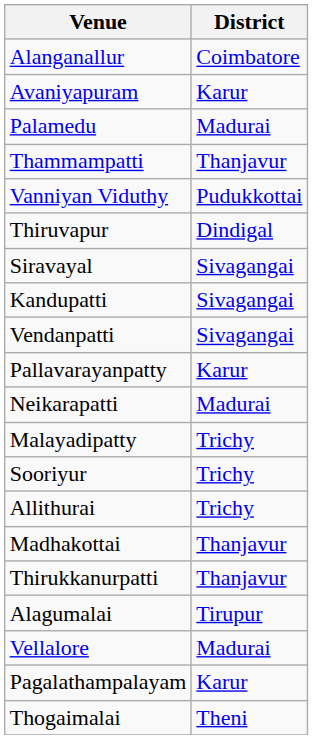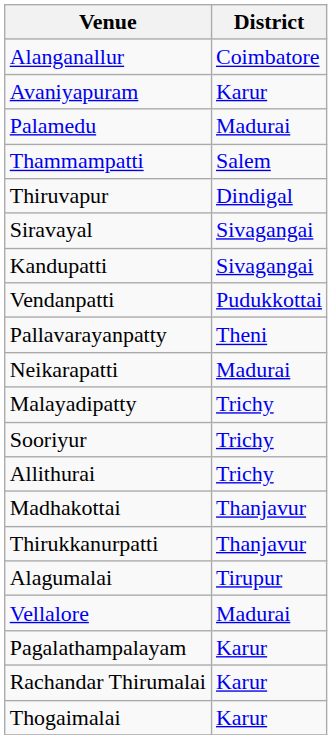(241, 160) Thanjavur -> (243, 160) Salem
- row: (89, 195)
(245, 334) Sivagangai -> (269, 299) Pudukkottai
(222, 369) Karur -> (242, 334) Theni
+ row: (108, 682)
(222, 717) Theni -> (242, 717) Karur
